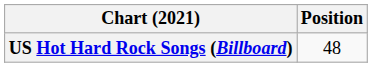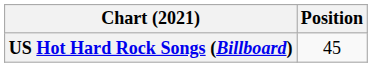(332, 47) 48 -> (332, 47) 45
